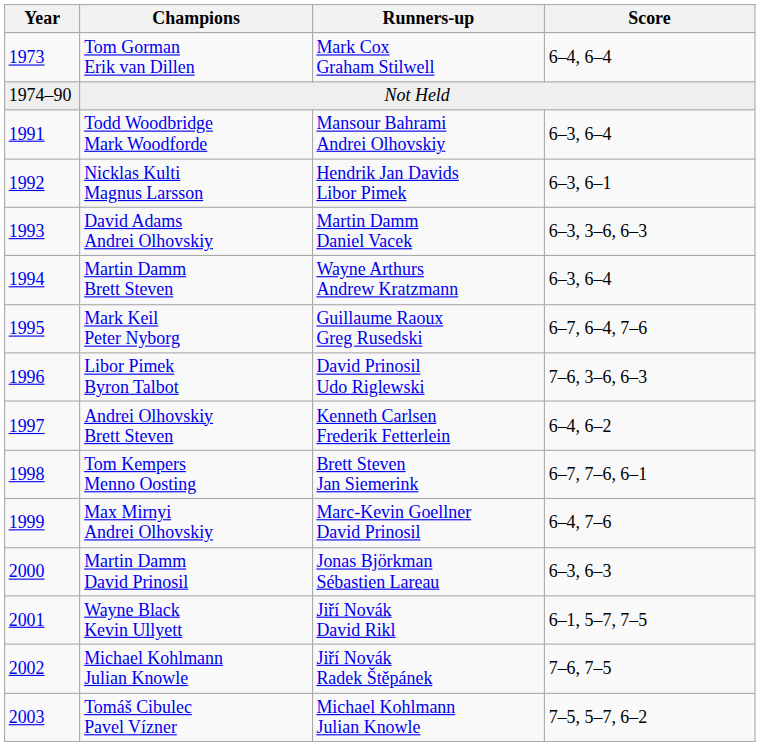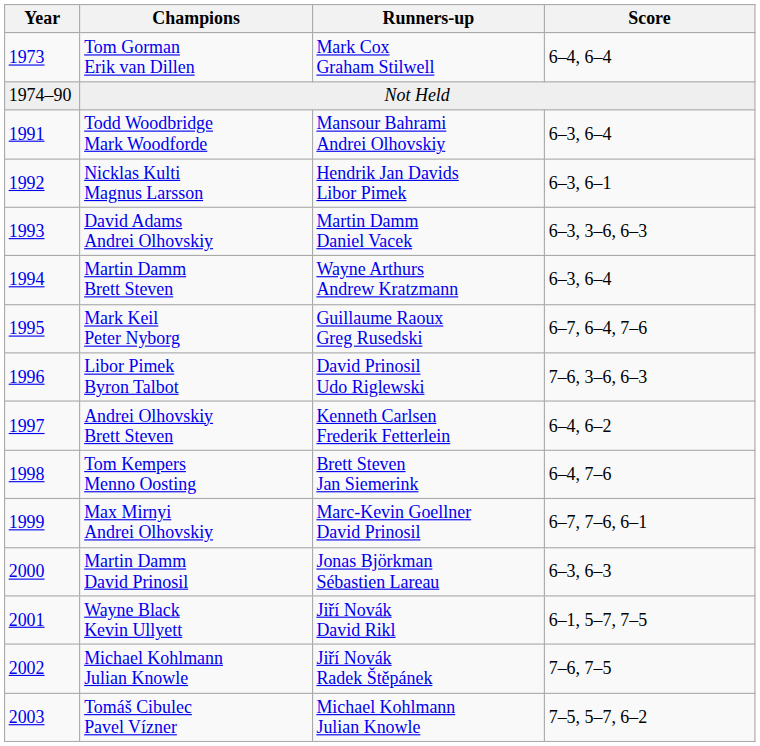(598, 474) 6–7, 7–6, 6–1 -> (580, 474) 6–4, 7–6
(580, 522) 6–4, 7–6 -> (598, 522) 6–7, 7–6, 6–1
